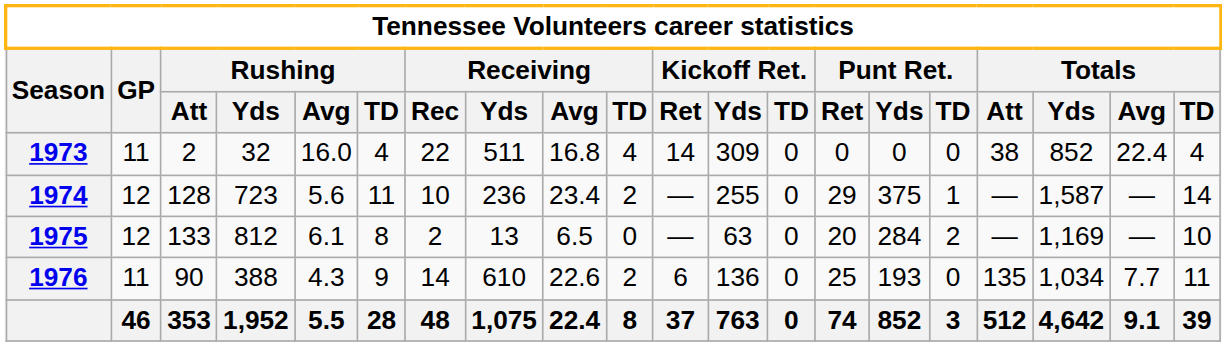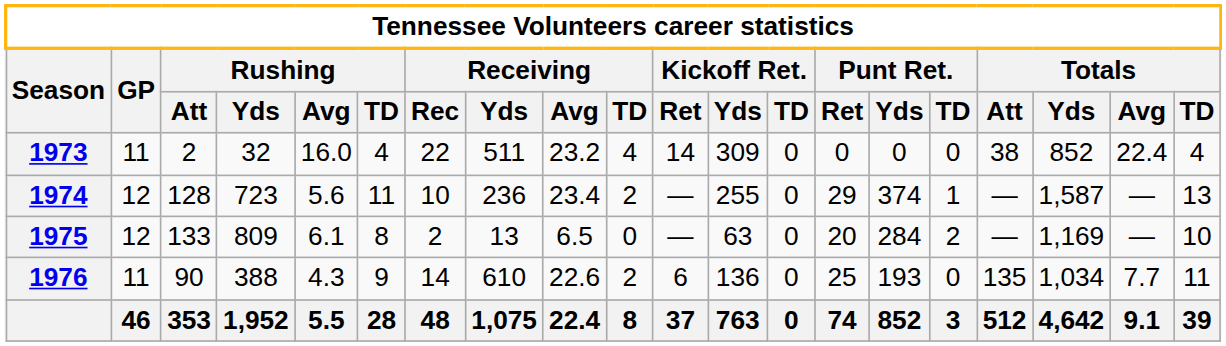(575, 153) 16.8 -> (575, 153) 23.2
(899, 195) 375 -> (899, 195) 374
(1197, 195) 14 -> (1197, 195) 13
(256, 236) 812 -> (256, 236) 809
